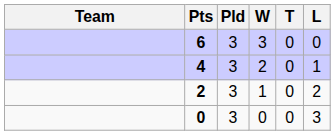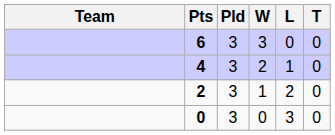columns swapped: (290, 17) <-> (317, 17)
